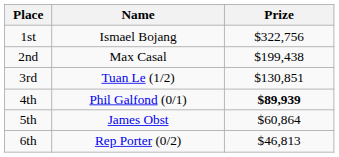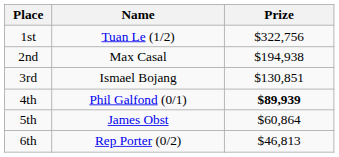(138, 36) Ismael Bojang -> (138, 36) Tuan Le (1/2)
(279, 57) $199,438 -> (279, 57) $194,938
(138, 78) Tuan Le (1/2) -> (138, 78) Ismael Bojang
